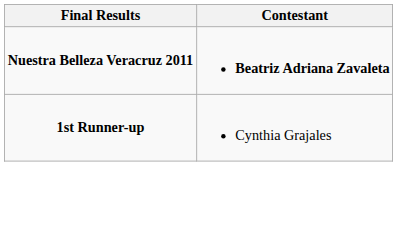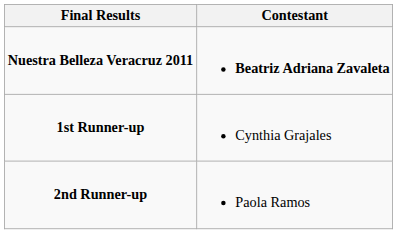+ row: (100, 194)
